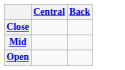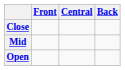+ column: (45, 12)
